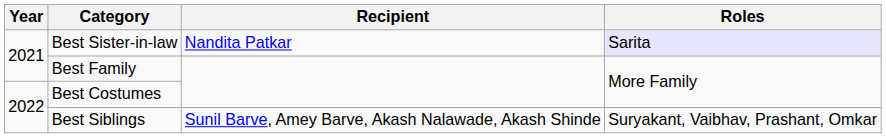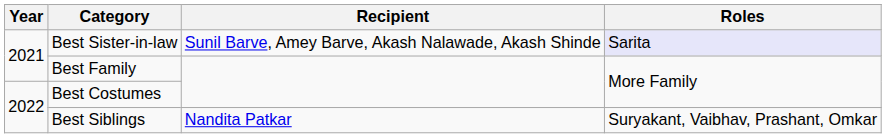(238, 42) Nandita Patkar -> (393, 42) Sunil Barve, Amey Barve, Akash Nalawade, Akash Shinde
(393, 119) Sunil Barve, Amey Barve, Akash Nalawade, Akash Shinde -> (238, 119) Nandita Patkar
